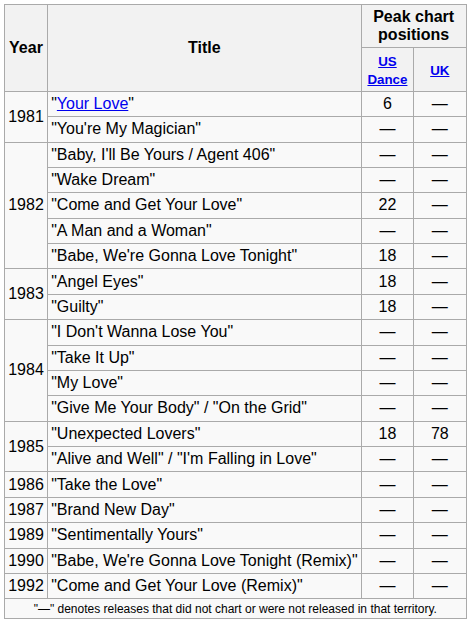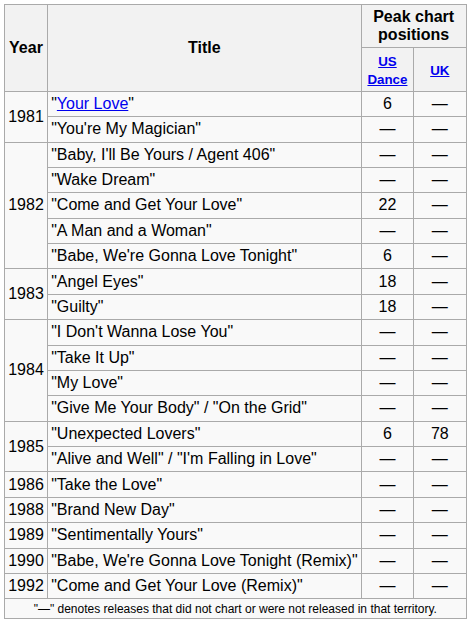(387, 256) 18 -> (387, 256) 6
(387, 433) 18 -> (387, 433) 6
(26, 509) 1987 -> (26, 509) 1988
